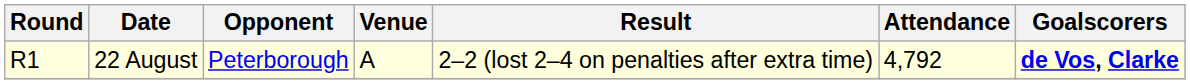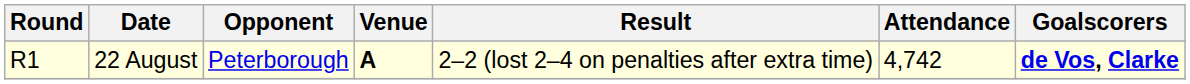(367, 59) normal -> (368, 59) bold
(913, 59) 4,792 -> (913, 59) 4,742
